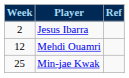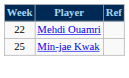- row: (63, 30)
(20, 47) 12 -> (20, 30) 22
